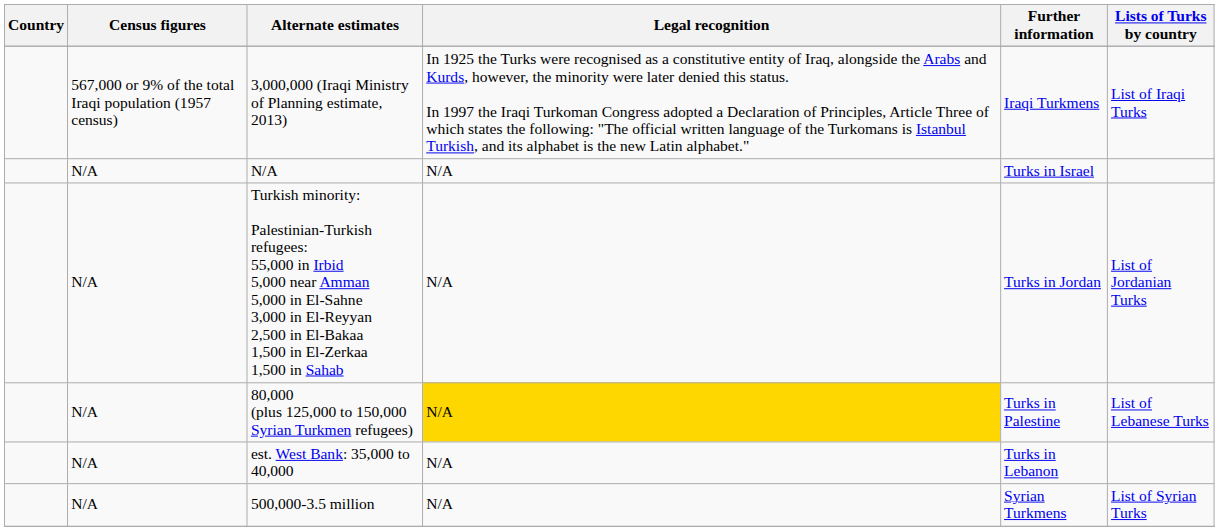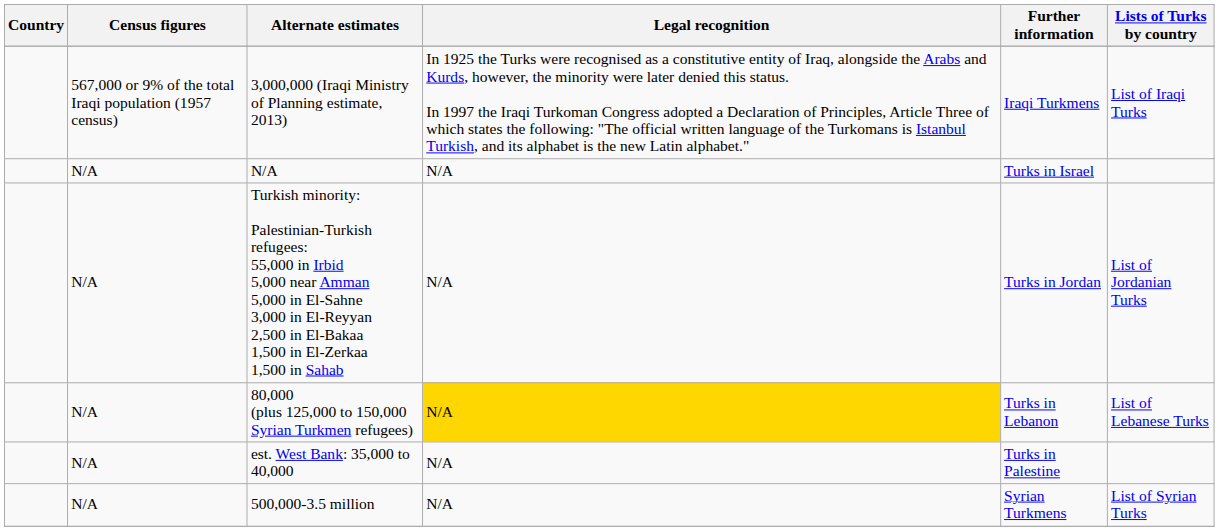(1032, 412) Turks in Palestine -> (1031, 412) Turks in Lebanon
(1031, 462) Turks in Lebanon -> (1032, 462) Turks in Palestine
